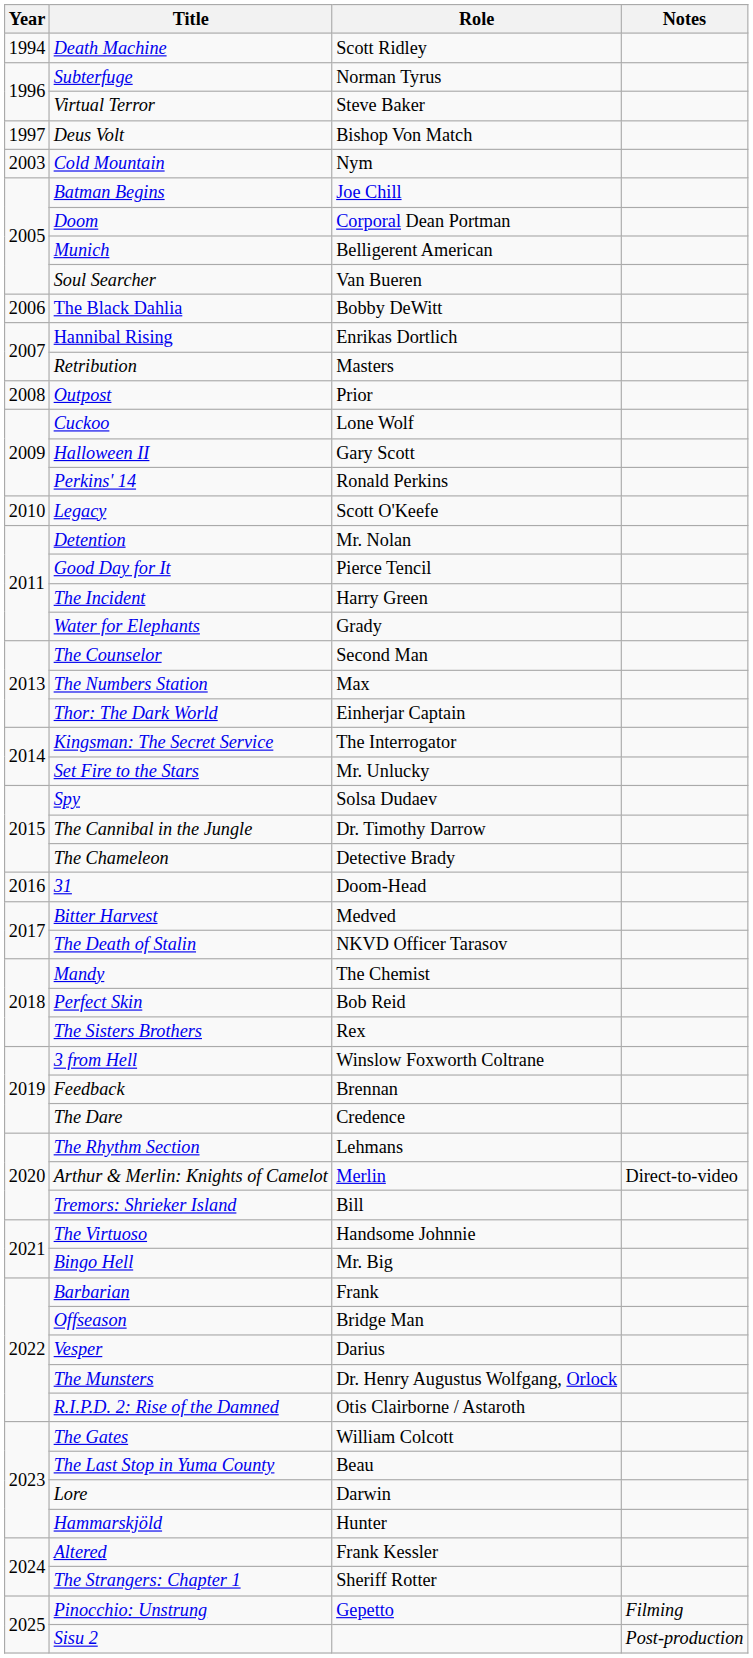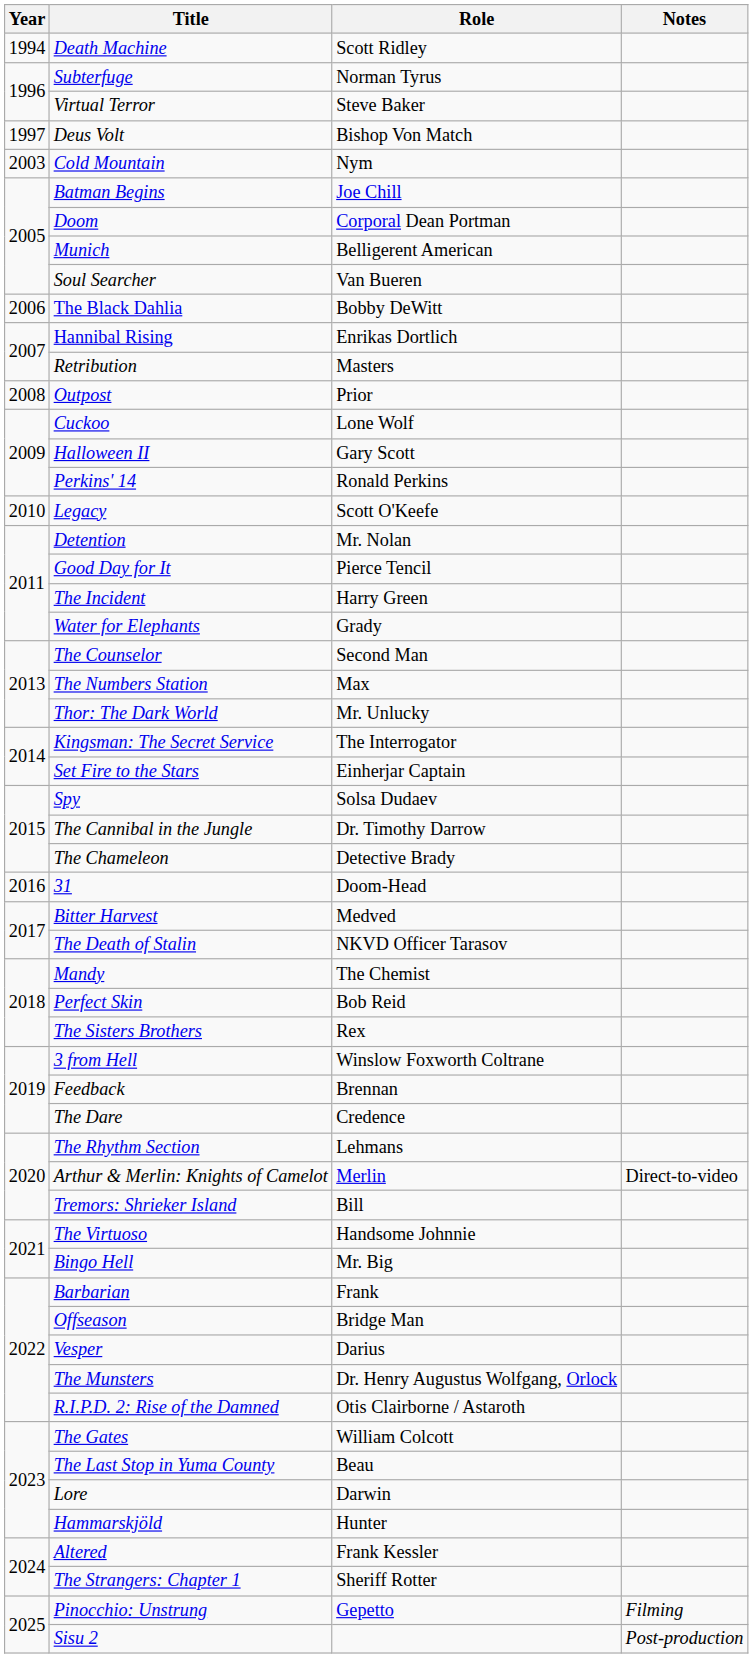(401, 713) Einherjar Captain -> (383, 713) Mr. Unlucky
(383, 771) Mr. Unlucky -> (401, 771) Einherjar Captain
